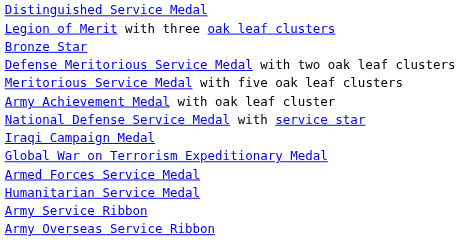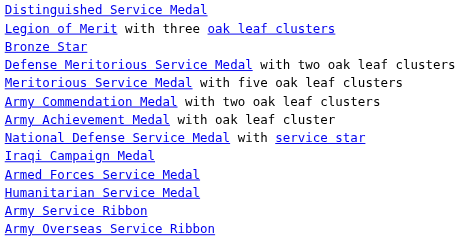+ row: (193, 101)
- row: (166, 156)
